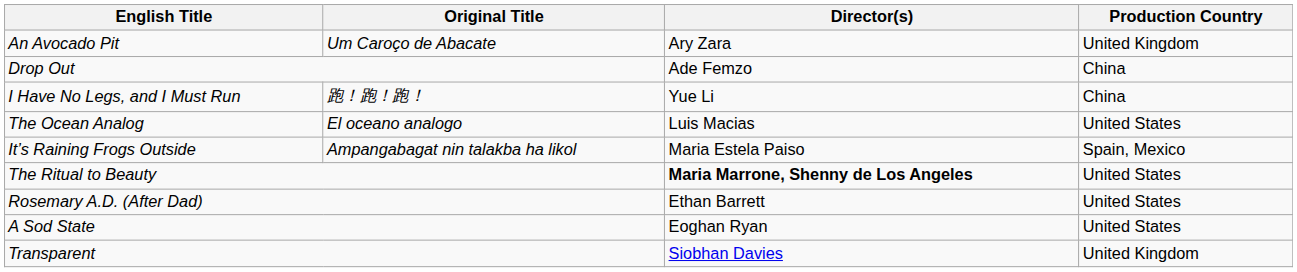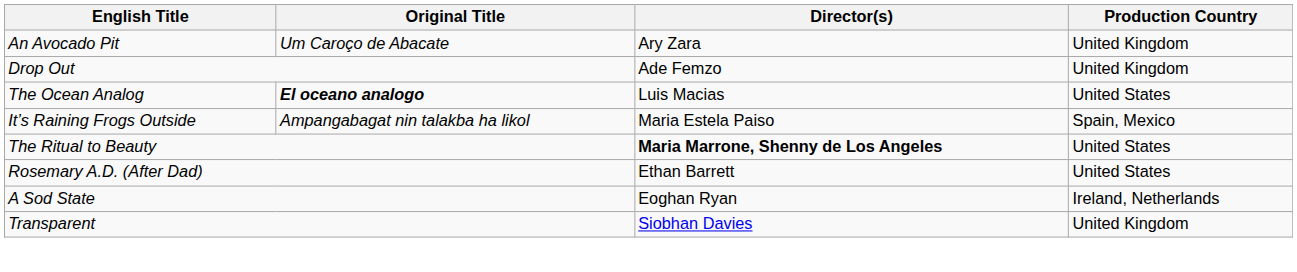(1104, 69) China -> (1131, 69) United Kingdom
- row: (124, 96)
(395, 124) normal -> (352, 95) bold
(1132, 227) United States -> (1146, 198) Ireland, Netherlands
